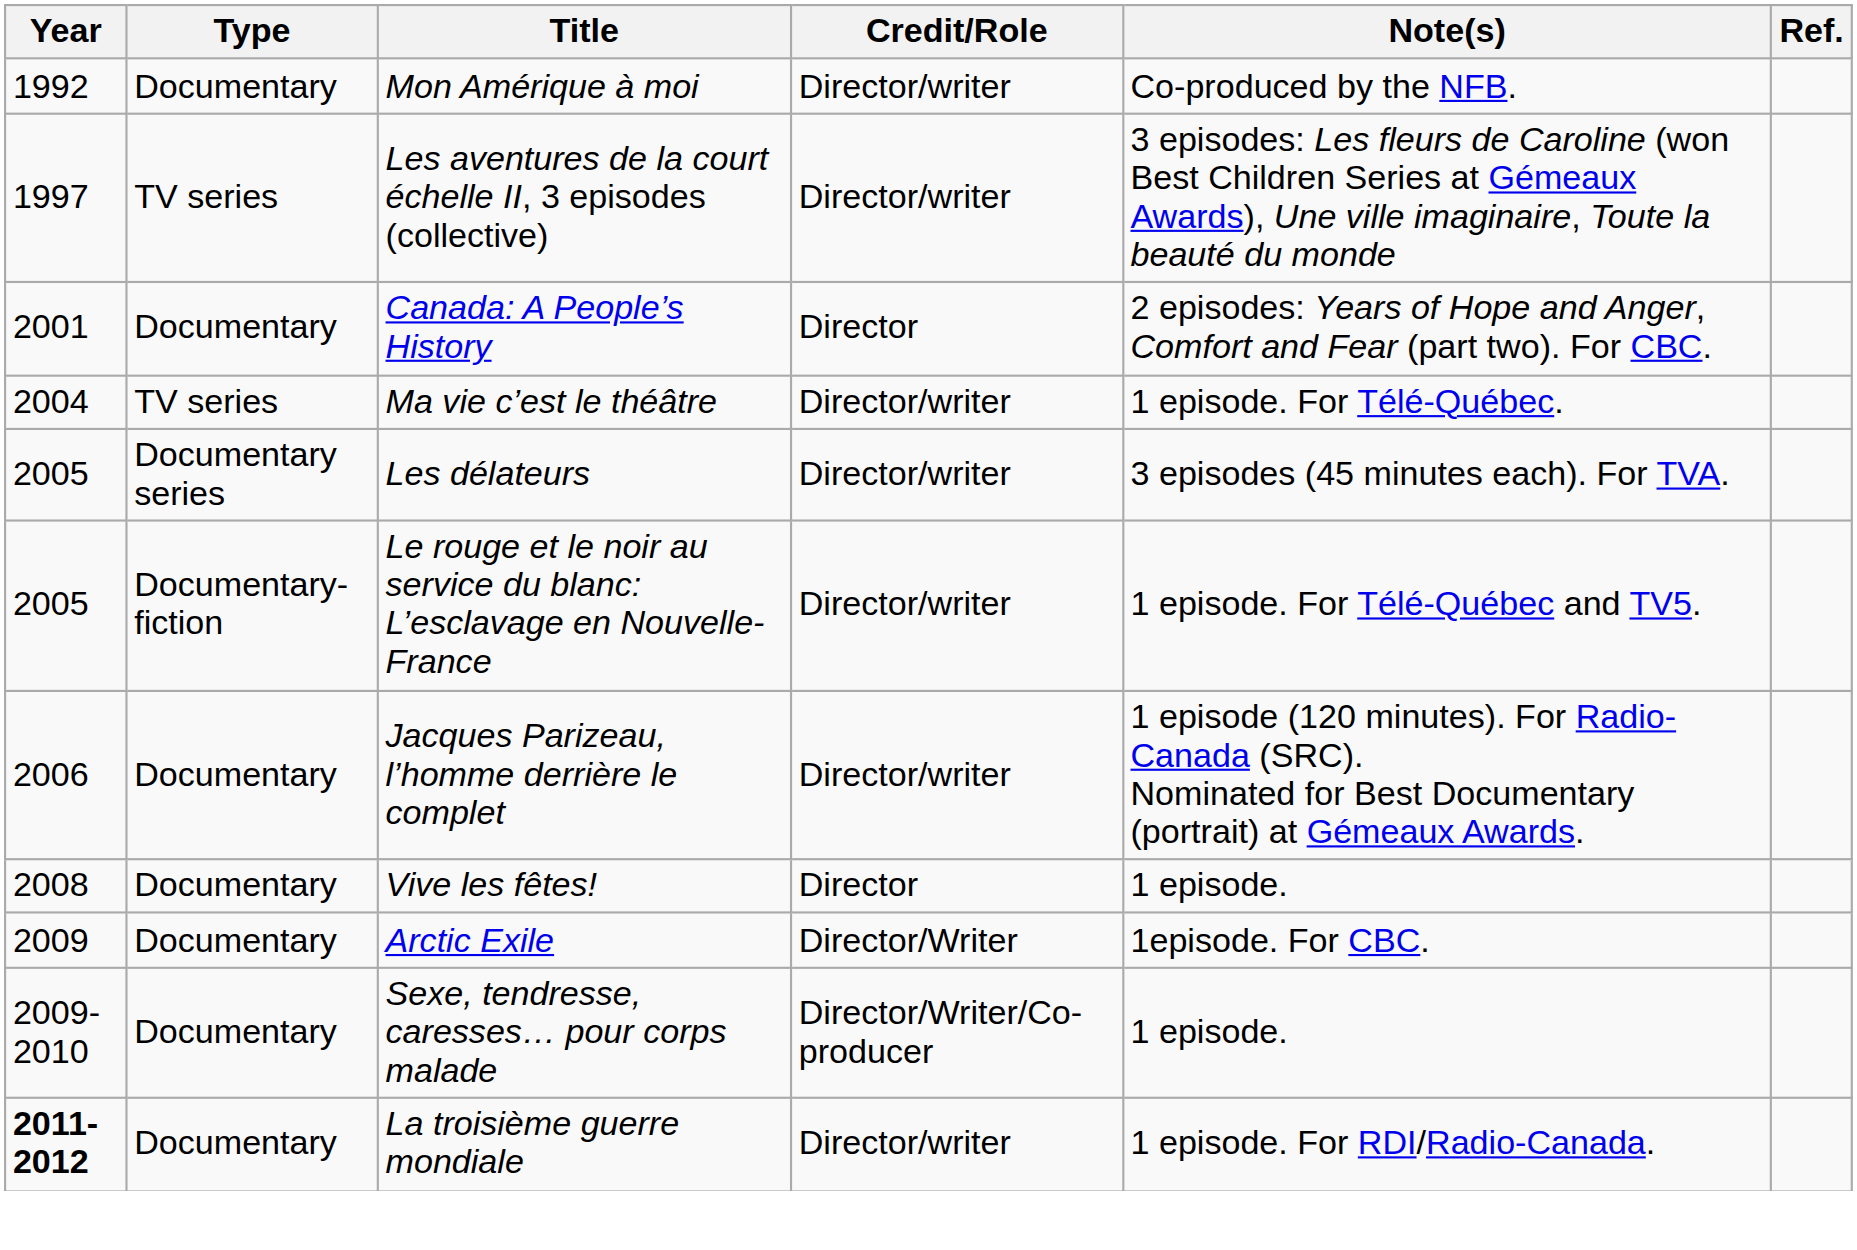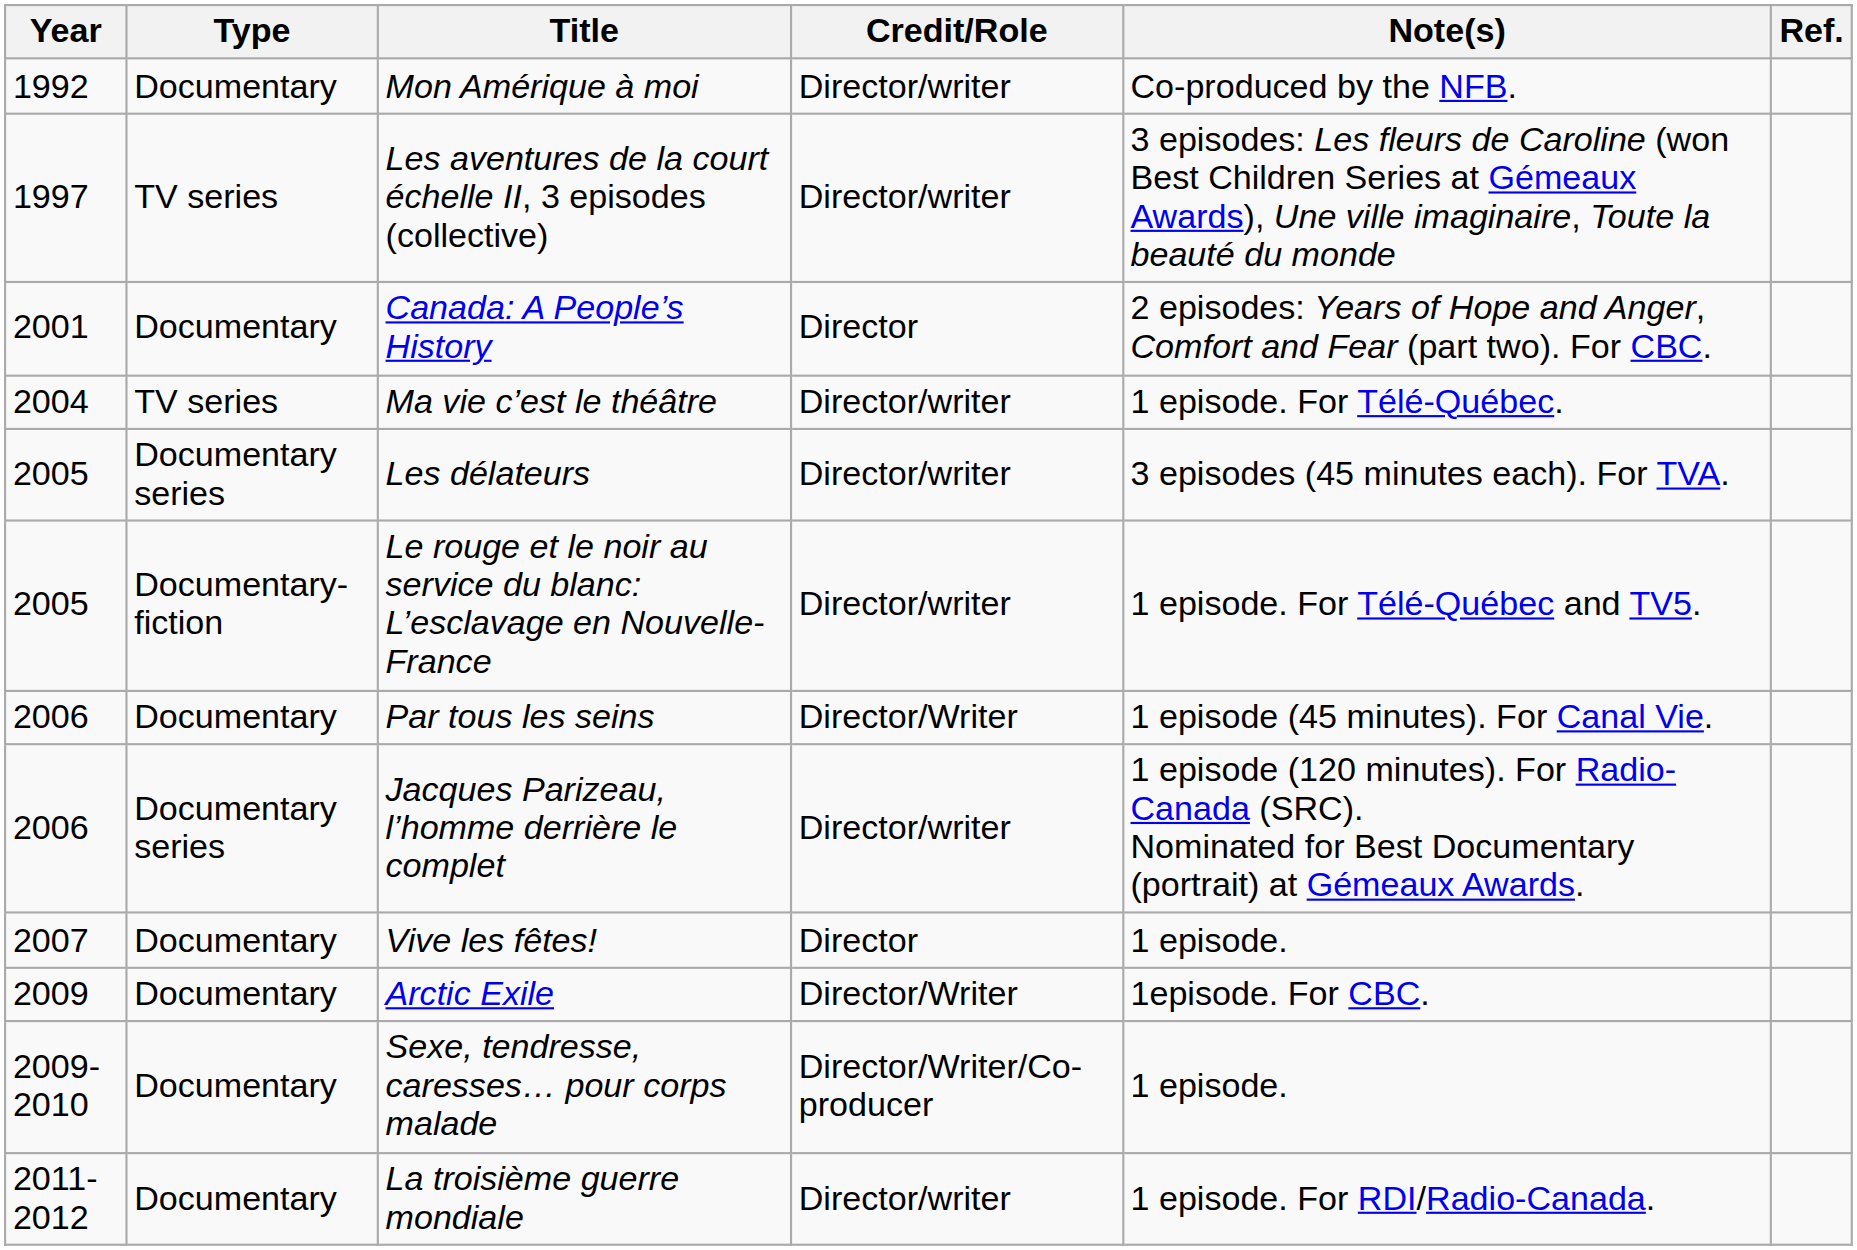+ row: (520, 716)
(236, 774) Documentary -> (236, 828) Documentary series
(51, 885) 2008 -> (51, 939) 2007
(56, 1143) bold -> (55, 1197) normal
